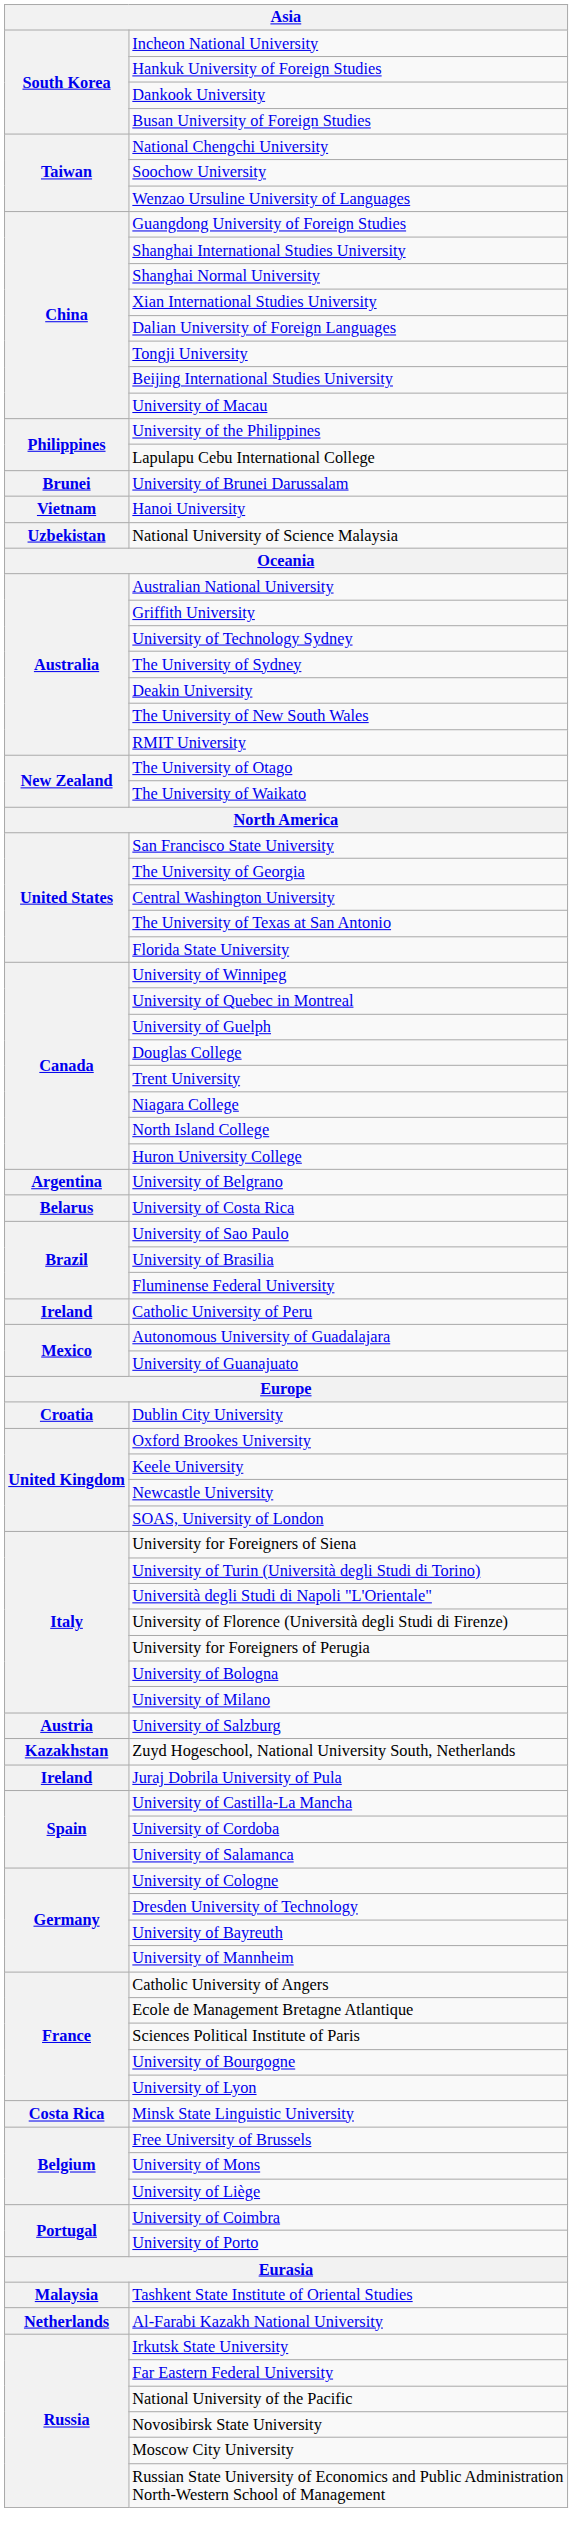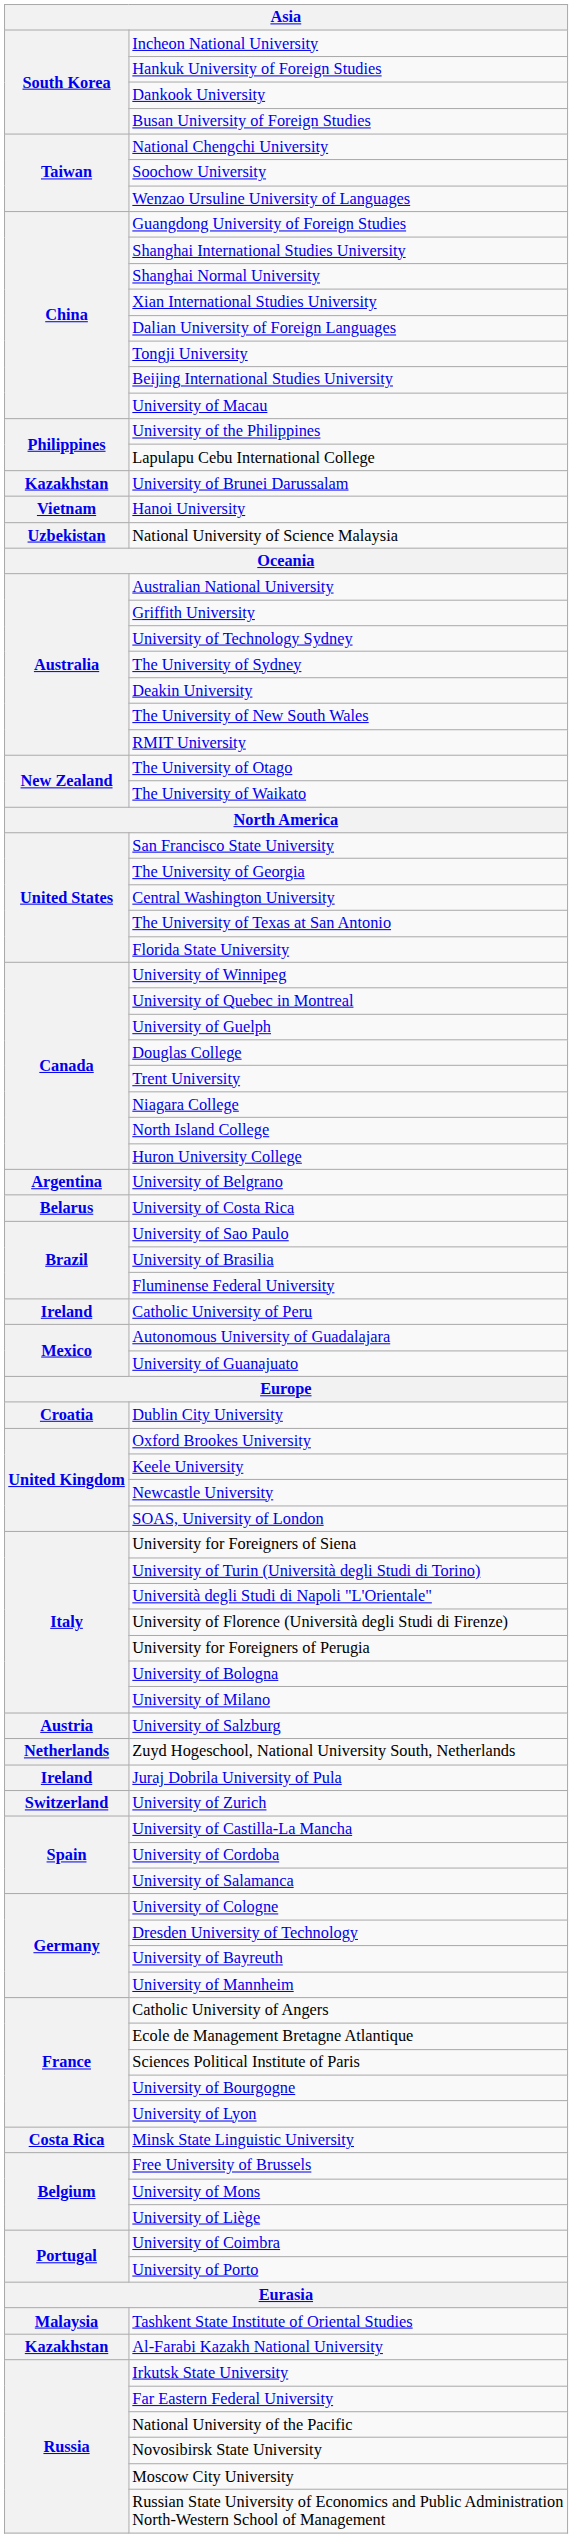(67, 483) Brunei -> (67, 483) Kazakhstan
(67, 1751) Kazakhstan -> (67, 1751) Netherlands
+ row: (199, 1803)
(67, 2320) Netherlands -> (67, 2346) Kazakhstan
